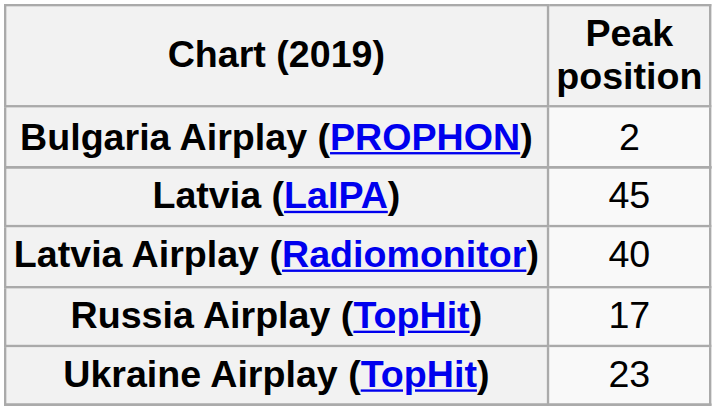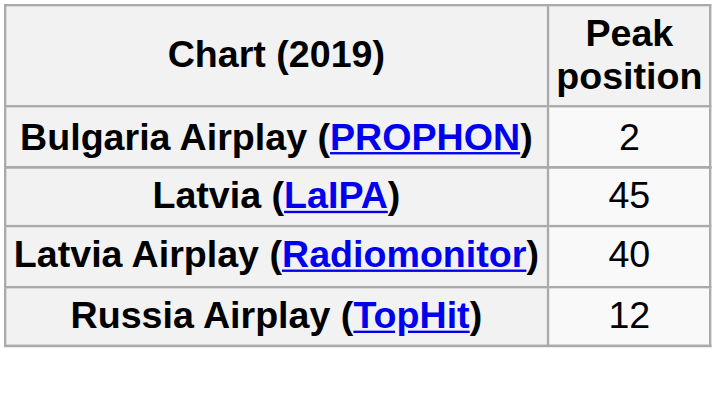(629, 315) 17 -> (629, 315) 12
- row: (276, 374)
